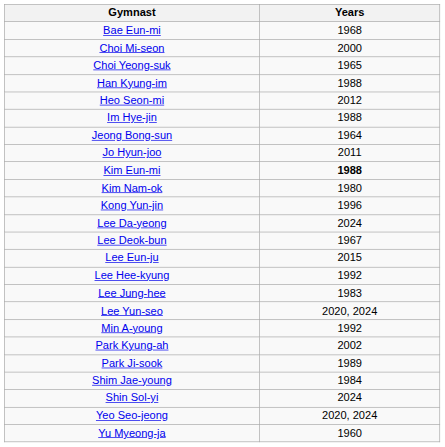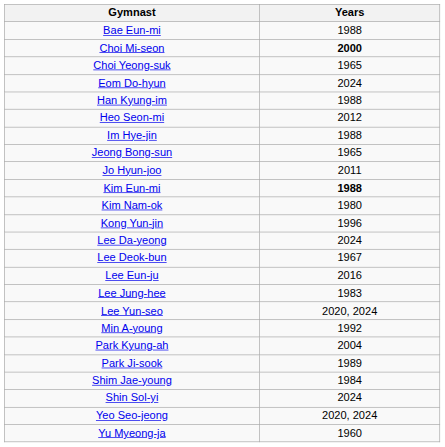(350, 30) 1968 -> (350, 30) 1988
(350, 48) normal -> (350, 48) bold
+ row: (132, 83)
(350, 135) 1964 -> (350, 153) 1965
(350, 258) 2015 -> (350, 275) 2016
- row: (132, 275)
(350, 345) 2002 -> (350, 345) 2004
